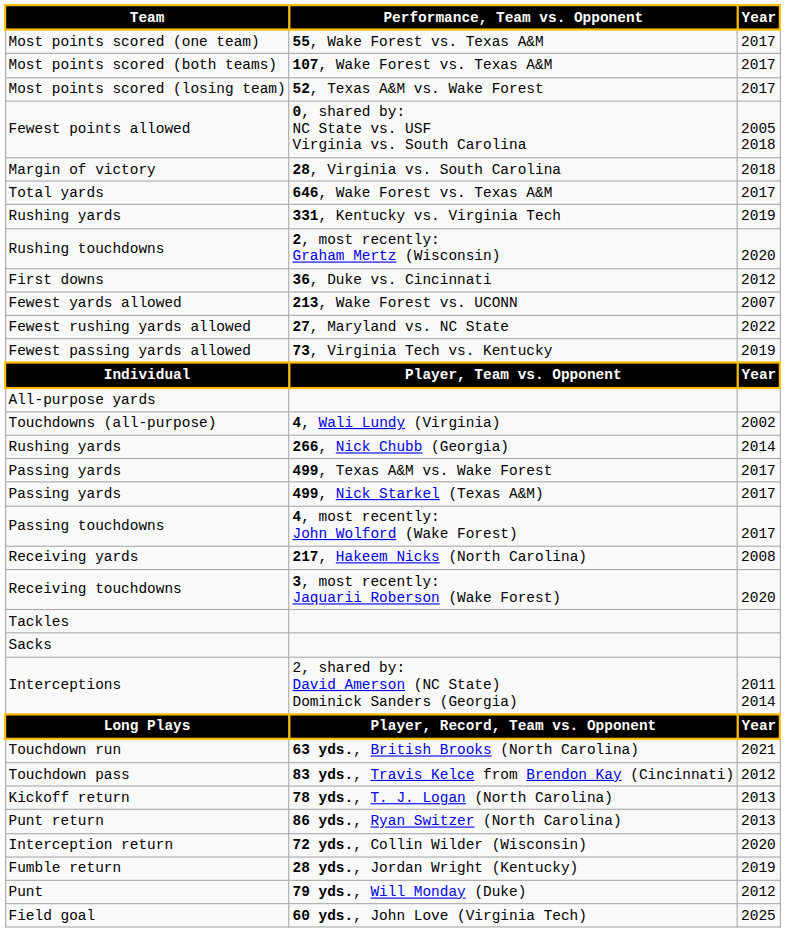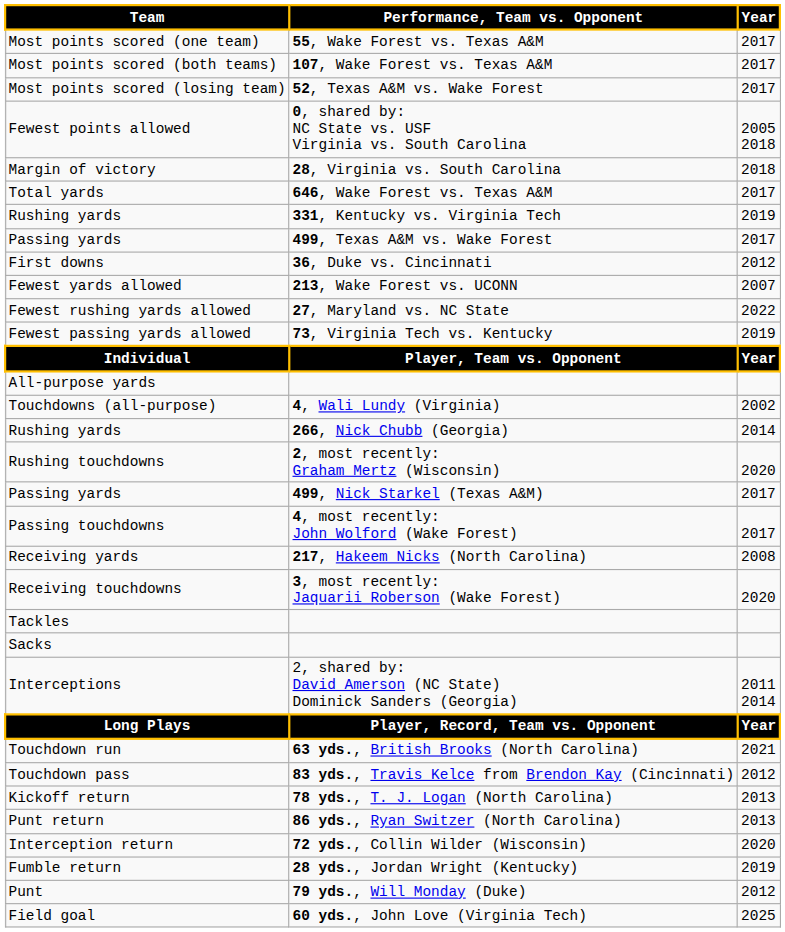rows swapped: (65, 471) <-> (86, 248)
